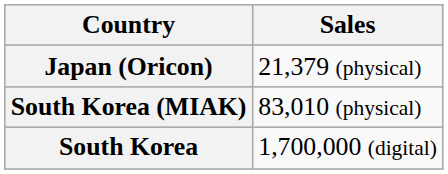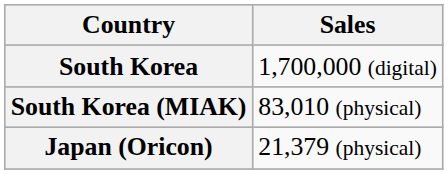rows swapped: (129, 65) <-> (129, 147)
